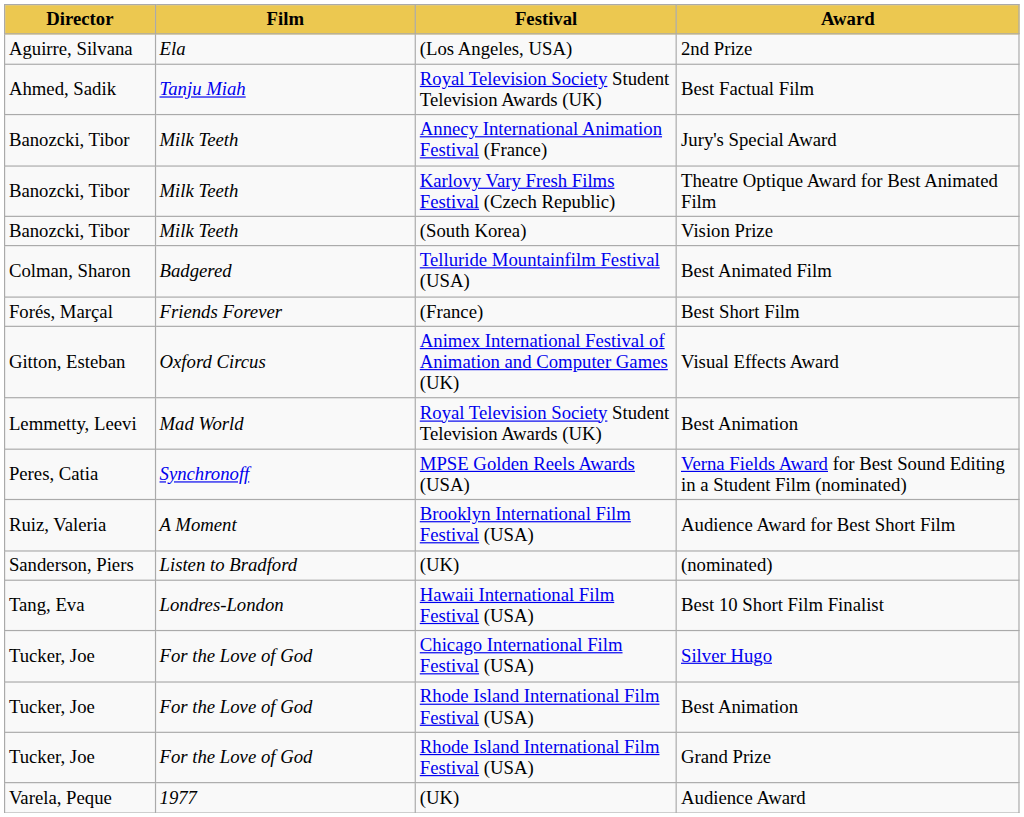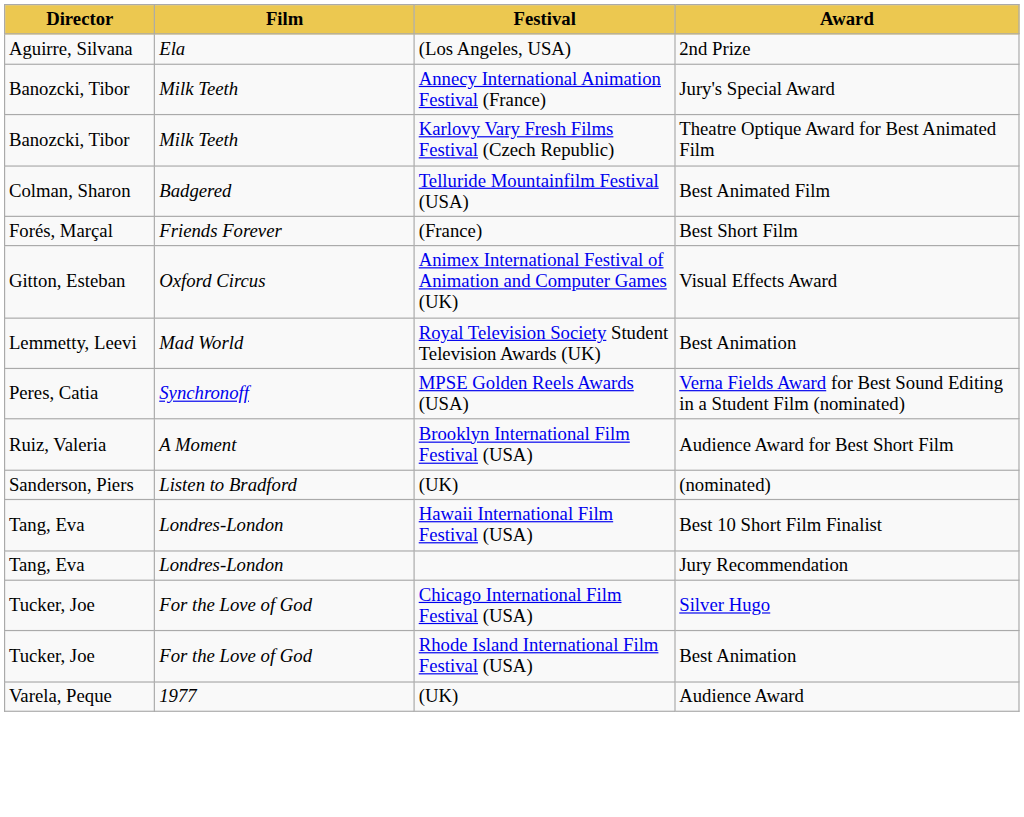- row: (545, 89)
- row: (473, 230)
+ row: (545, 565)
- row: (540, 757)
